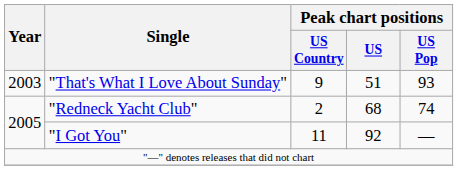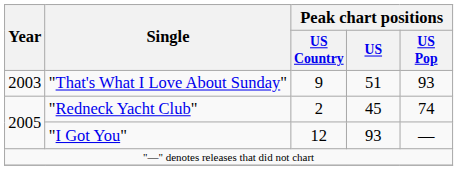(373, 109) 68 -> (373, 109) 45
(319, 135) 11 -> (319, 135) 12
(373, 135) 92 -> (373, 135) 93
